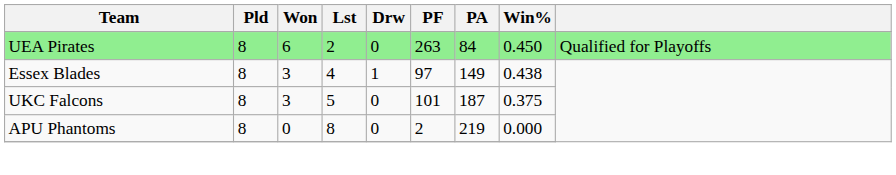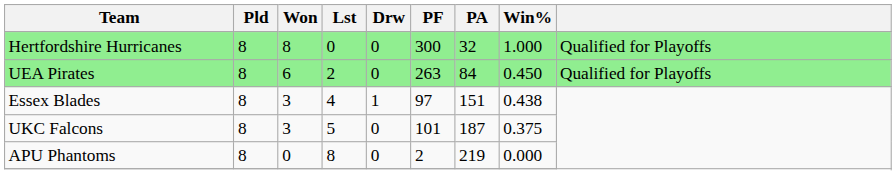+ row: (95, 45)
(472, 73) 149 -> (472, 100) 151
